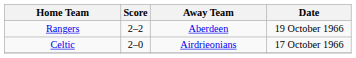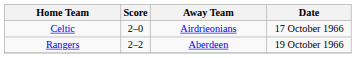rows swapped: (63, 45) <-> (63, 28)
